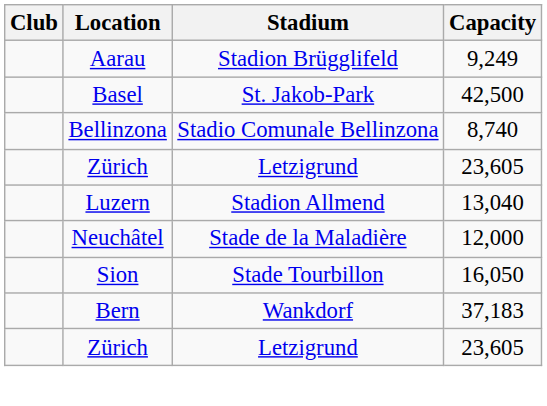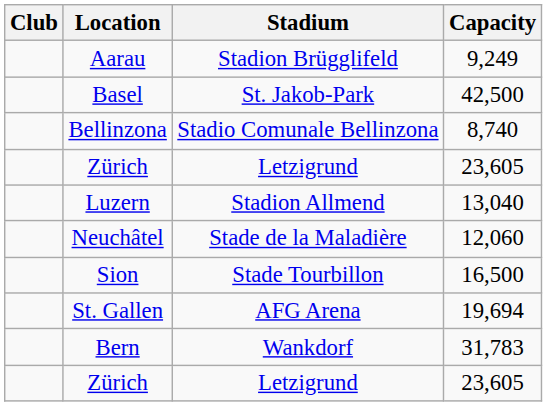(493, 238) 12,000 -> (493, 238) 12,060
(493, 274) 16,050 -> (493, 274) 16,500
+ row: (118, 310)
(493, 310) 37,183 -> (493, 346) 31,783
